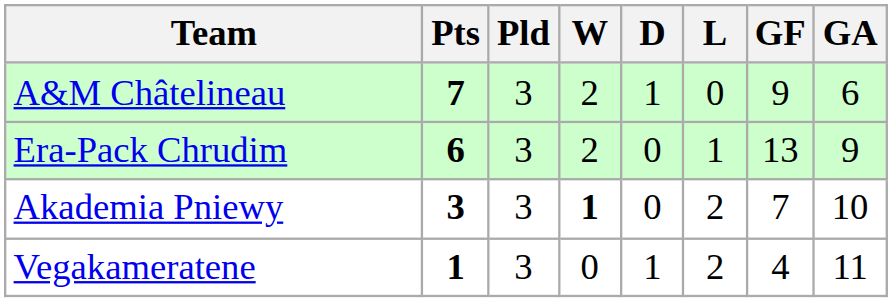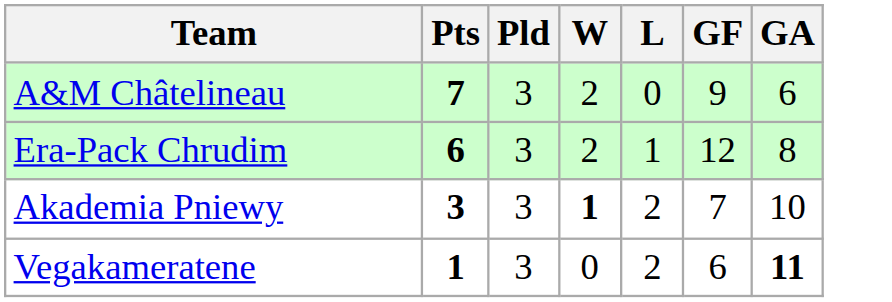- column: (652, 33)
(780, 149) 13 -> (718, 149) 12
(850, 149) 9 -> (787, 149) 8
(780, 265) 4 -> (718, 265) 6
(850, 265) normal -> (787, 265) bold
